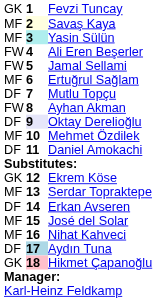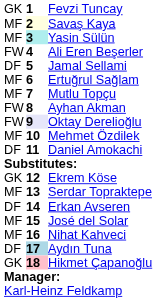(14, 65) FW -> (12, 65) DF
(12, 94) DF -> (13, 94) MF
(12, 122) DF -> (14, 122) FW
